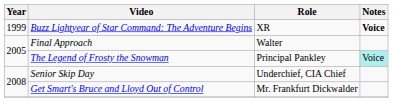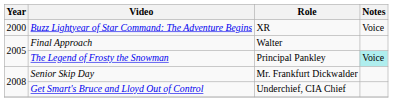(16, 27) 1999 -> (16, 27) 2000
(373, 27) bold -> (373, 27) normal
(301, 74) Underchief, CIA Chief -> (307, 74) Mr. Frankfurt Dickwalder
(307, 89) Mr. Frankfurt Dickwalder -> (301, 89) Underchief, CIA Chief
